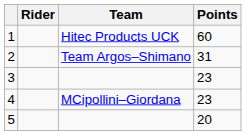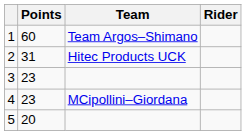columns swapped: (38, 15) <-> (217, 15)
(120, 36) Hitec Products UCK -> (133, 36) Team Argos–Shimano
(126, 57) Team Argos–Shimano -> (127, 57) Hitec Products UCK
